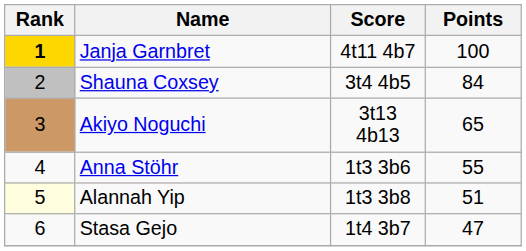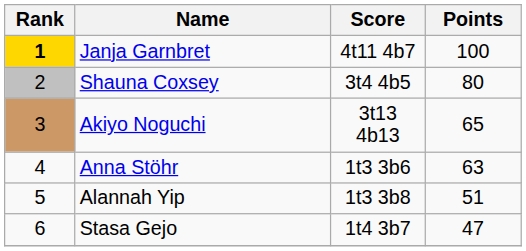(473, 82) 84 -> (473, 82) 80
(473, 167) 55 -> (473, 167) 63
(40, 198) lightyellow background -> (40, 198) no background
